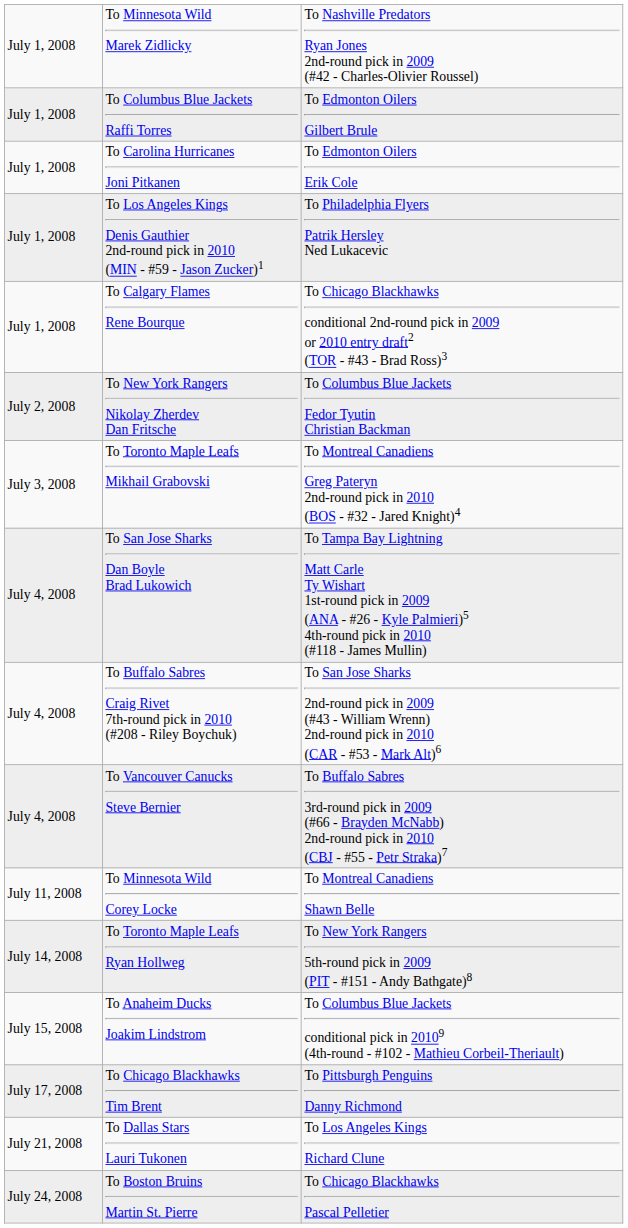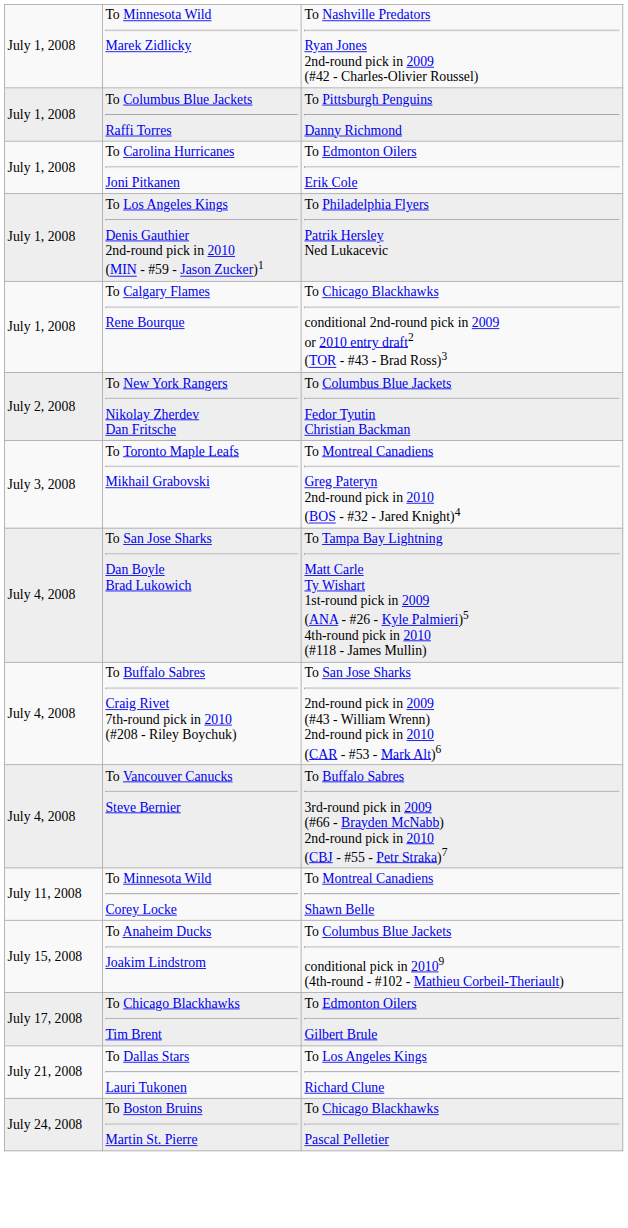(462, 114) To Edmonton Oilers Gilbert Brule -> (462, 114) To Pittsburgh Penguins Danny Richmond
- row: (202, 947)
(462, 1091) To Pittsburgh Penguins Danny Richmond -> (462, 1019) To Edmonton Oilers Gilbert Brule
